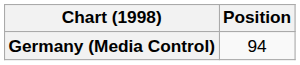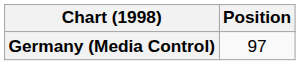(257, 45) 94 -> (257, 45) 97
